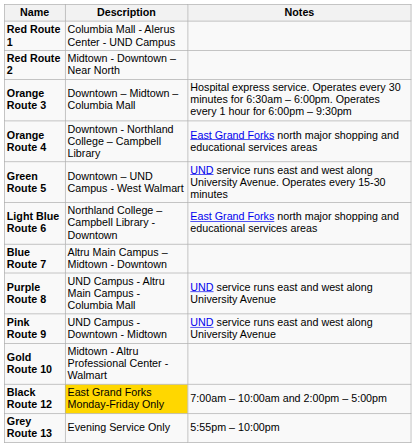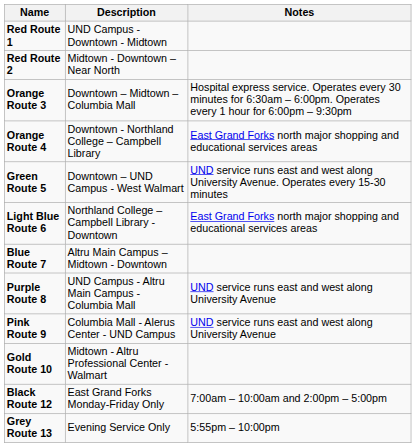(121, 36) Columbia Mall - Alerus Center - UND Campus -> (117, 36) UND Campus - Downtown - Midtown
(117, 328) UND Campus - Downtown - Midtown -> (121, 328) Columbia Mall - Alerus Center - UND Campus
(116, 399) gold background -> (116, 399) no background
